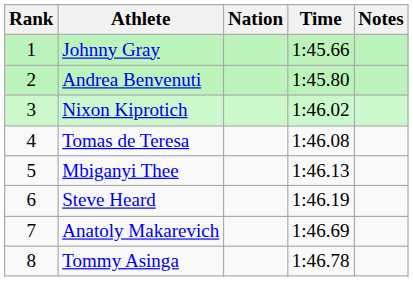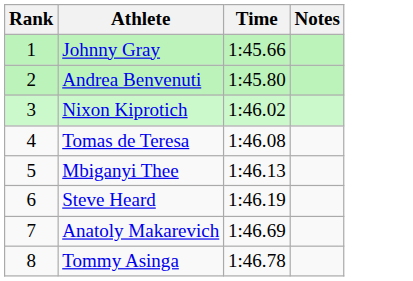- column: (256, 19)
